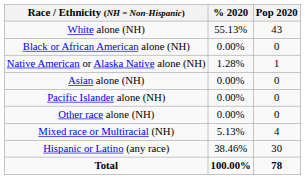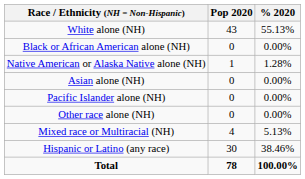columns swapped: (277, 13) <-> (231, 13)
